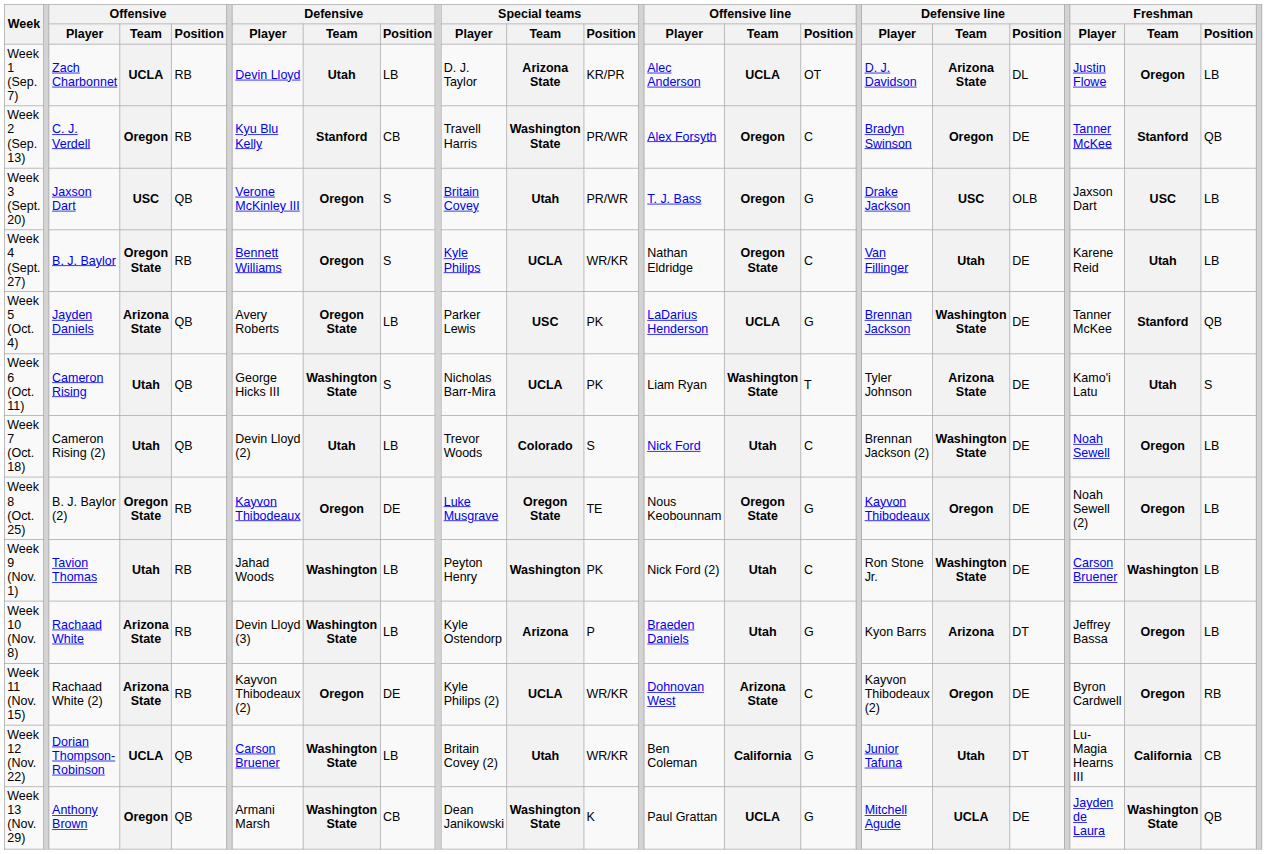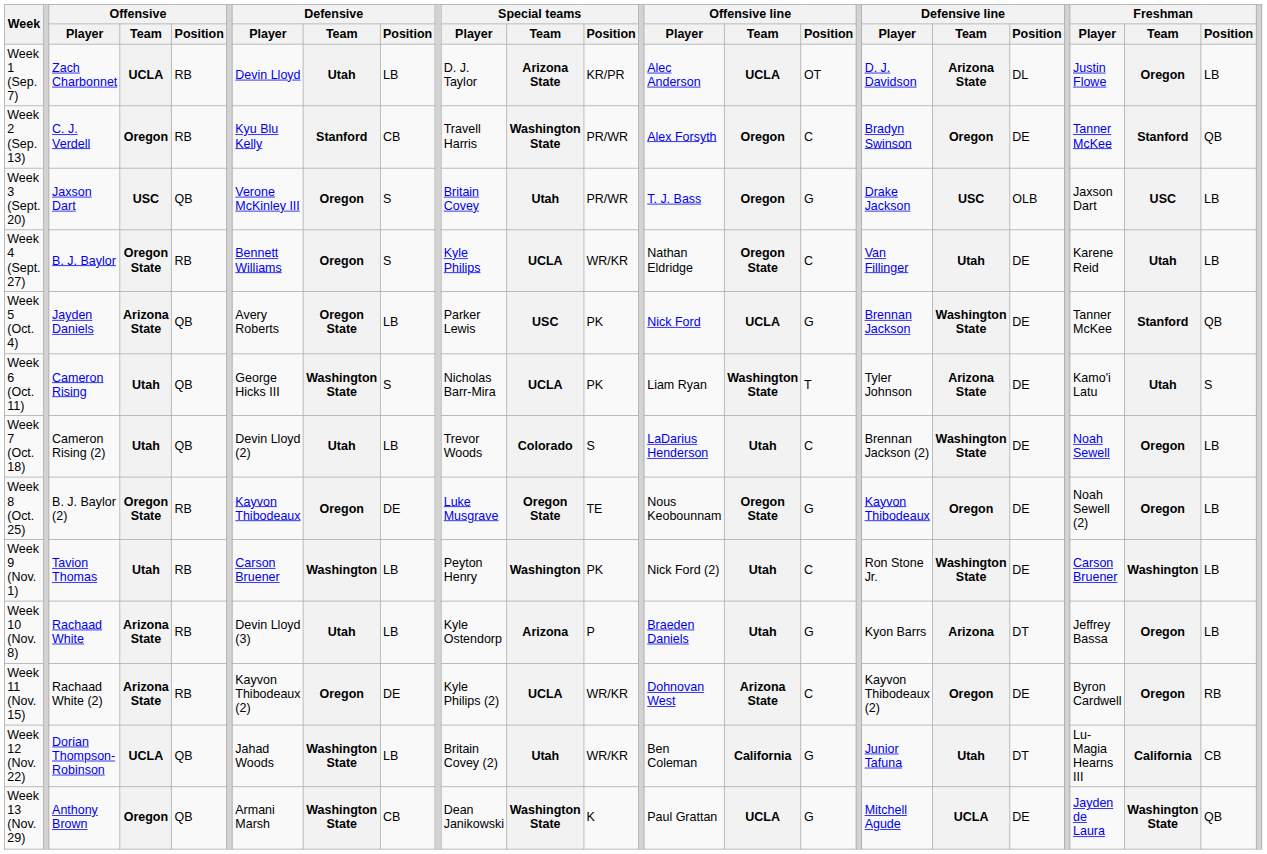(678, 322) LaDarius Henderson -> (674, 322) Nick Ford
(674, 446) Nick Ford -> (678, 446) LaDarius Henderson
(255, 570) Jahad Woods -> (257, 570) Carson Bruener
(342, 632) Washington State -> (342, 632) Utah
(257, 756) Carson Bruener -> (255, 756) Jahad Woods
